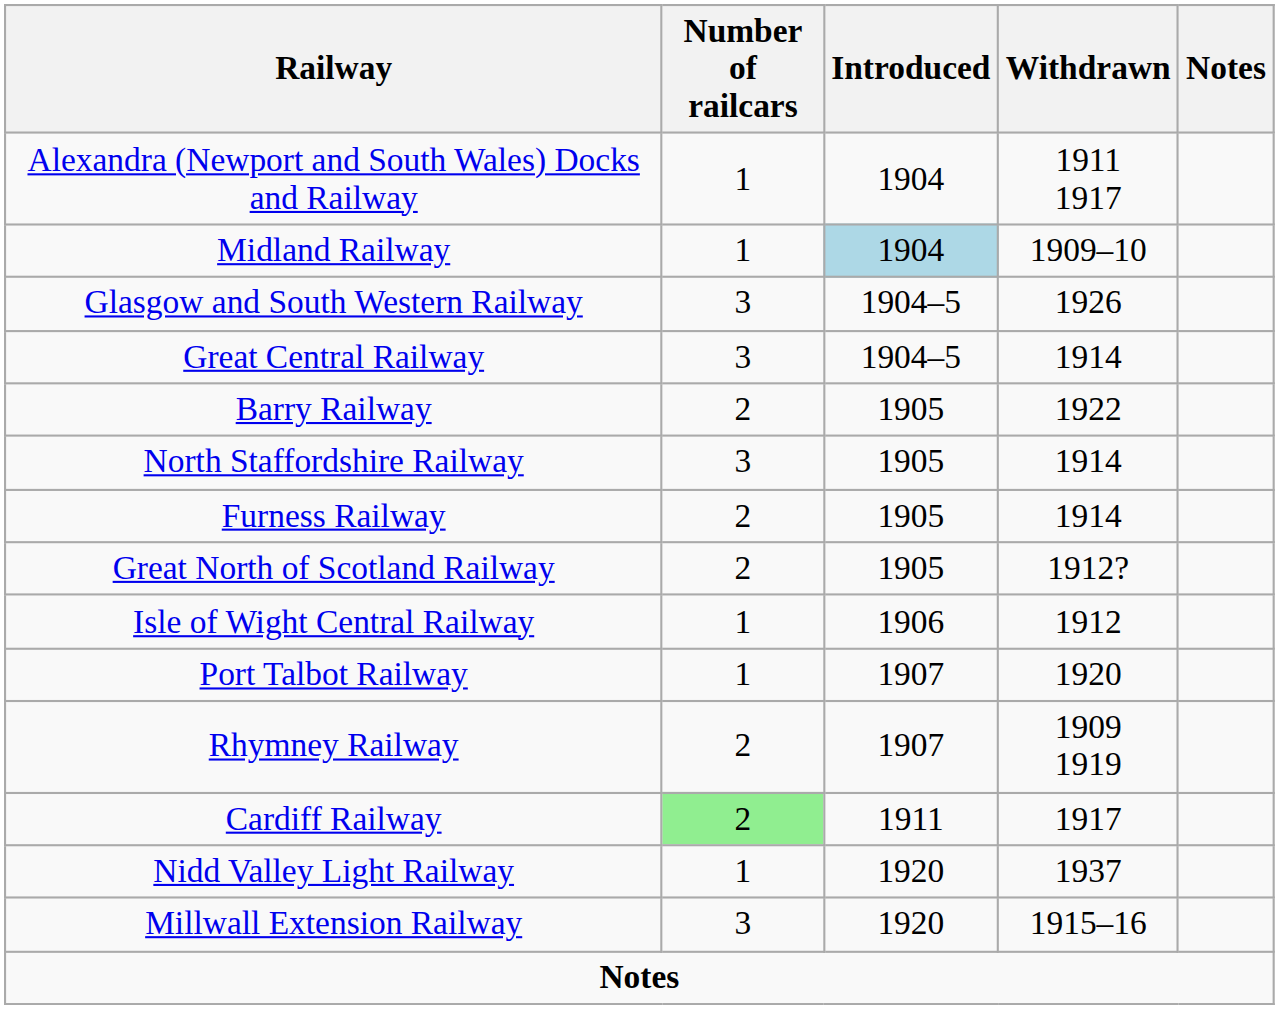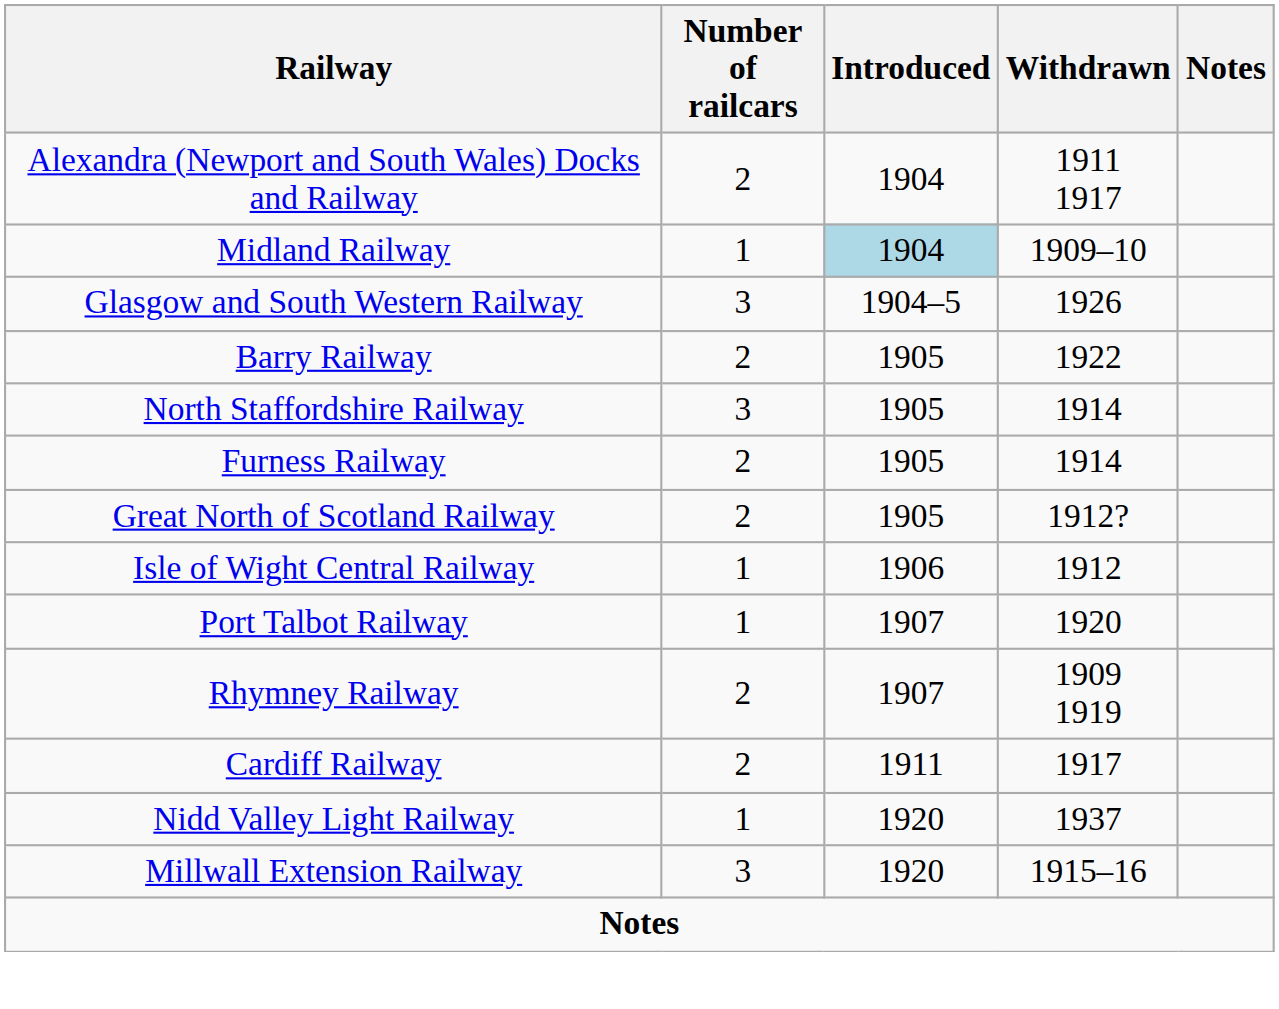(743, 178) 1 -> (743, 178) 2
- row: (334, 356)
(743, 817) lightgreen background -> (743, 764) no background
